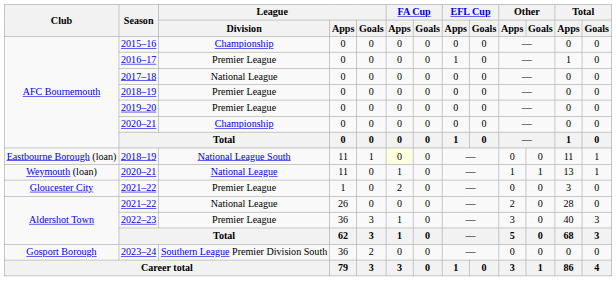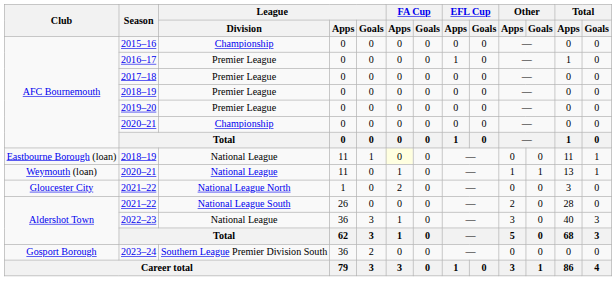(244, 76) National League -> (244, 76) Premier League
(244, 156) National League South -> (244, 156) National League
(244, 188) Premier League -> (244, 188) National League North
(244, 204) National League -> (244, 204) National League South
(244, 220) Premier League -> (244, 220) National League
